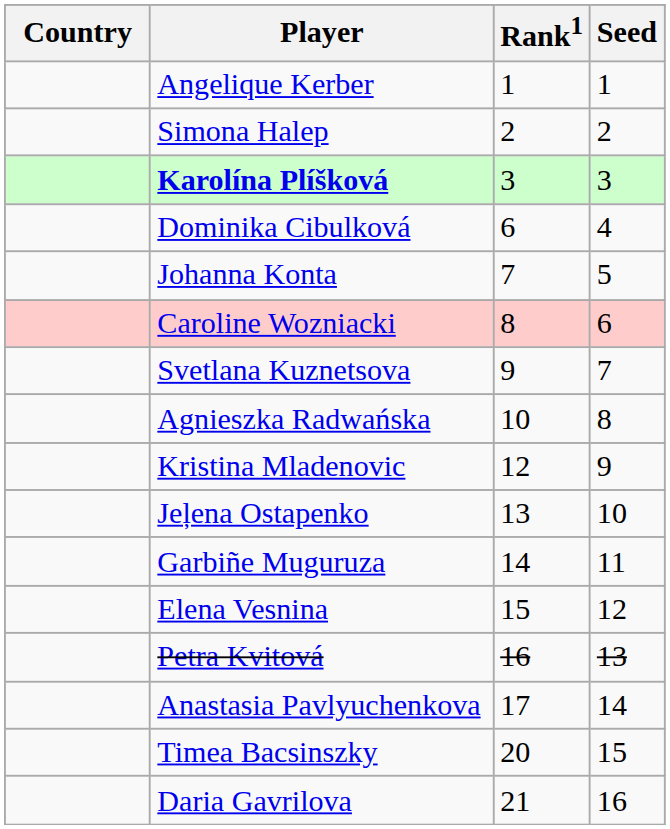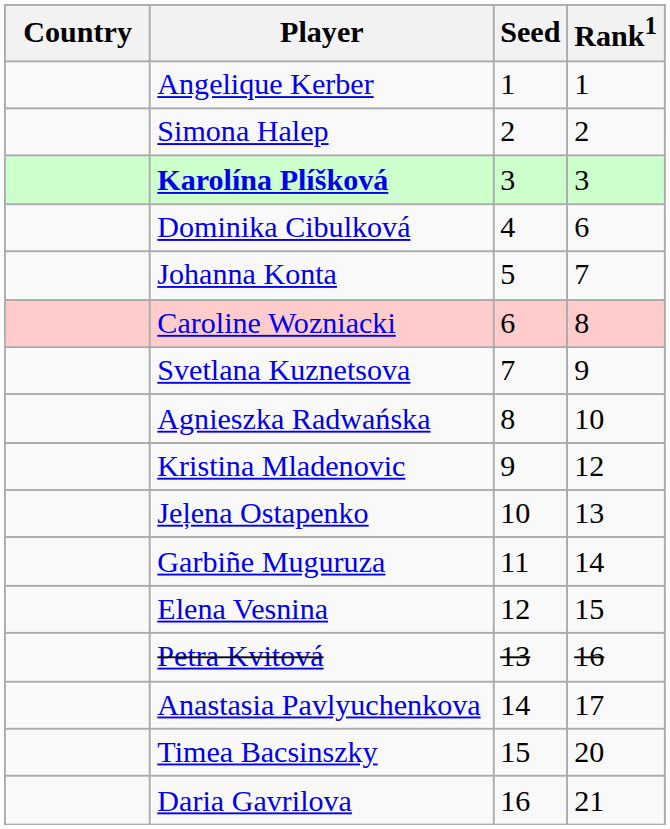columns swapped: (542, 32) <-> (627, 32)
